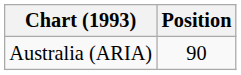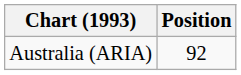(196, 52) 90 -> (196, 52) 92
